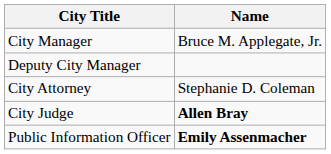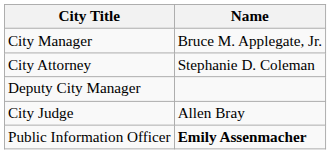rows swapped: (74, 64) <-> (50, 88)
(213, 112) bold -> (211, 112) normal
